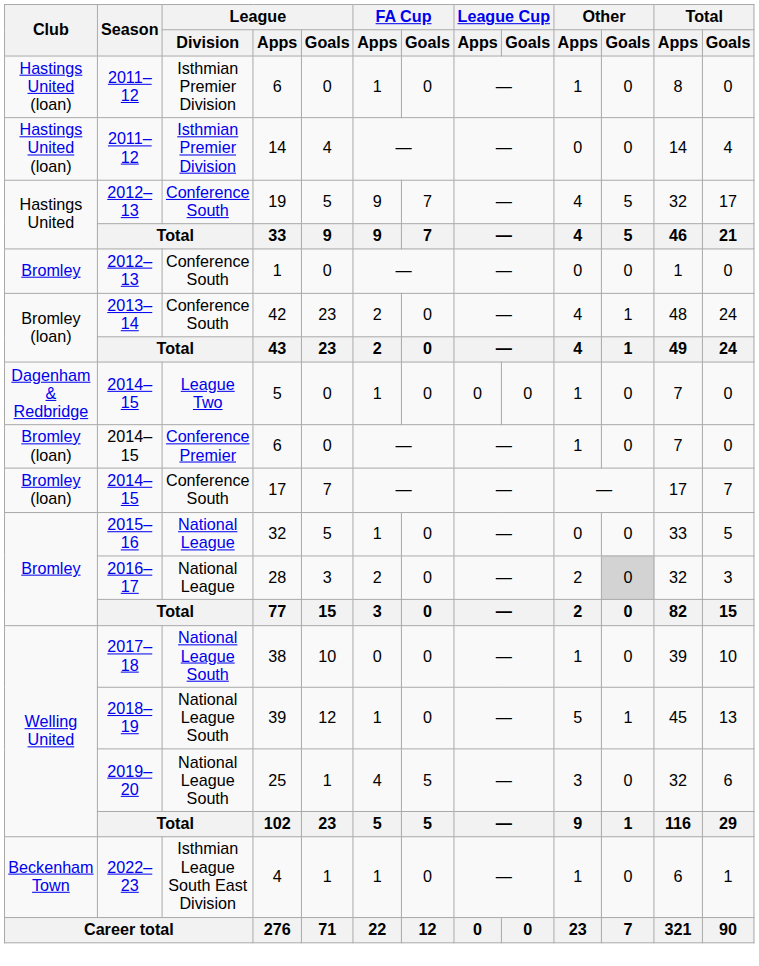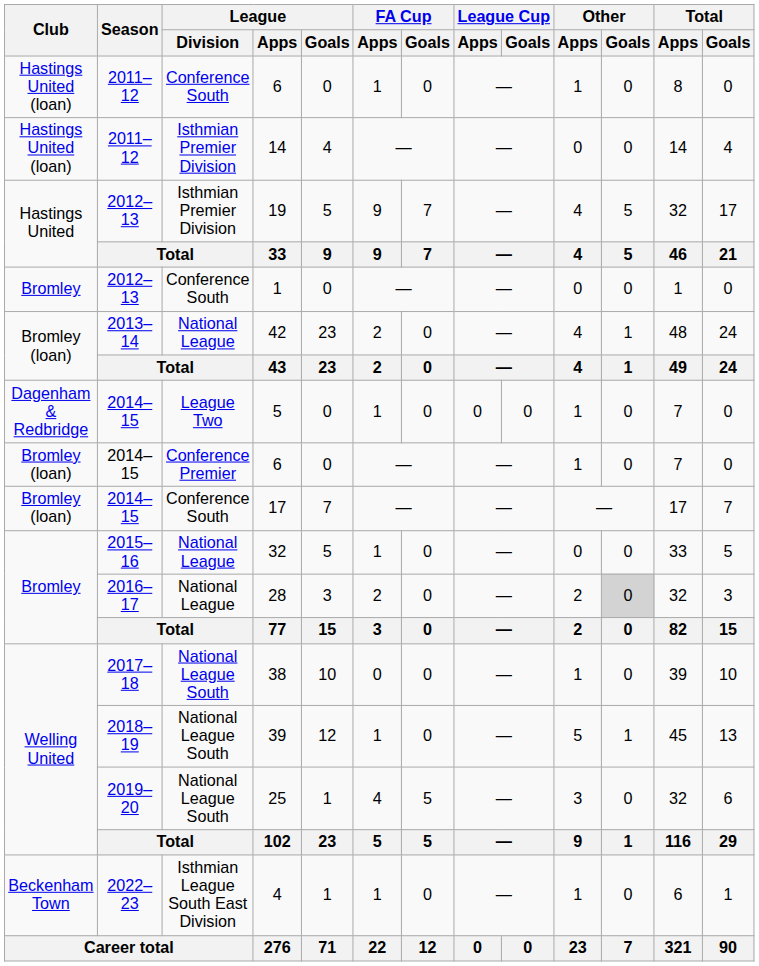(208, 86) Isthmian Premier Division -> (208, 86) Conference South
(208, 201) Conference South -> (208, 210) Isthmian Premier Division
(208, 314) Conference South -> (208, 333) National League
